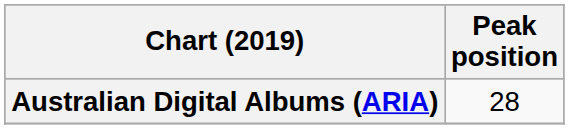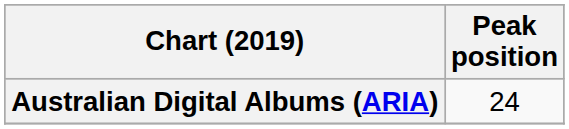(504, 100) 28 -> (504, 100) 24
